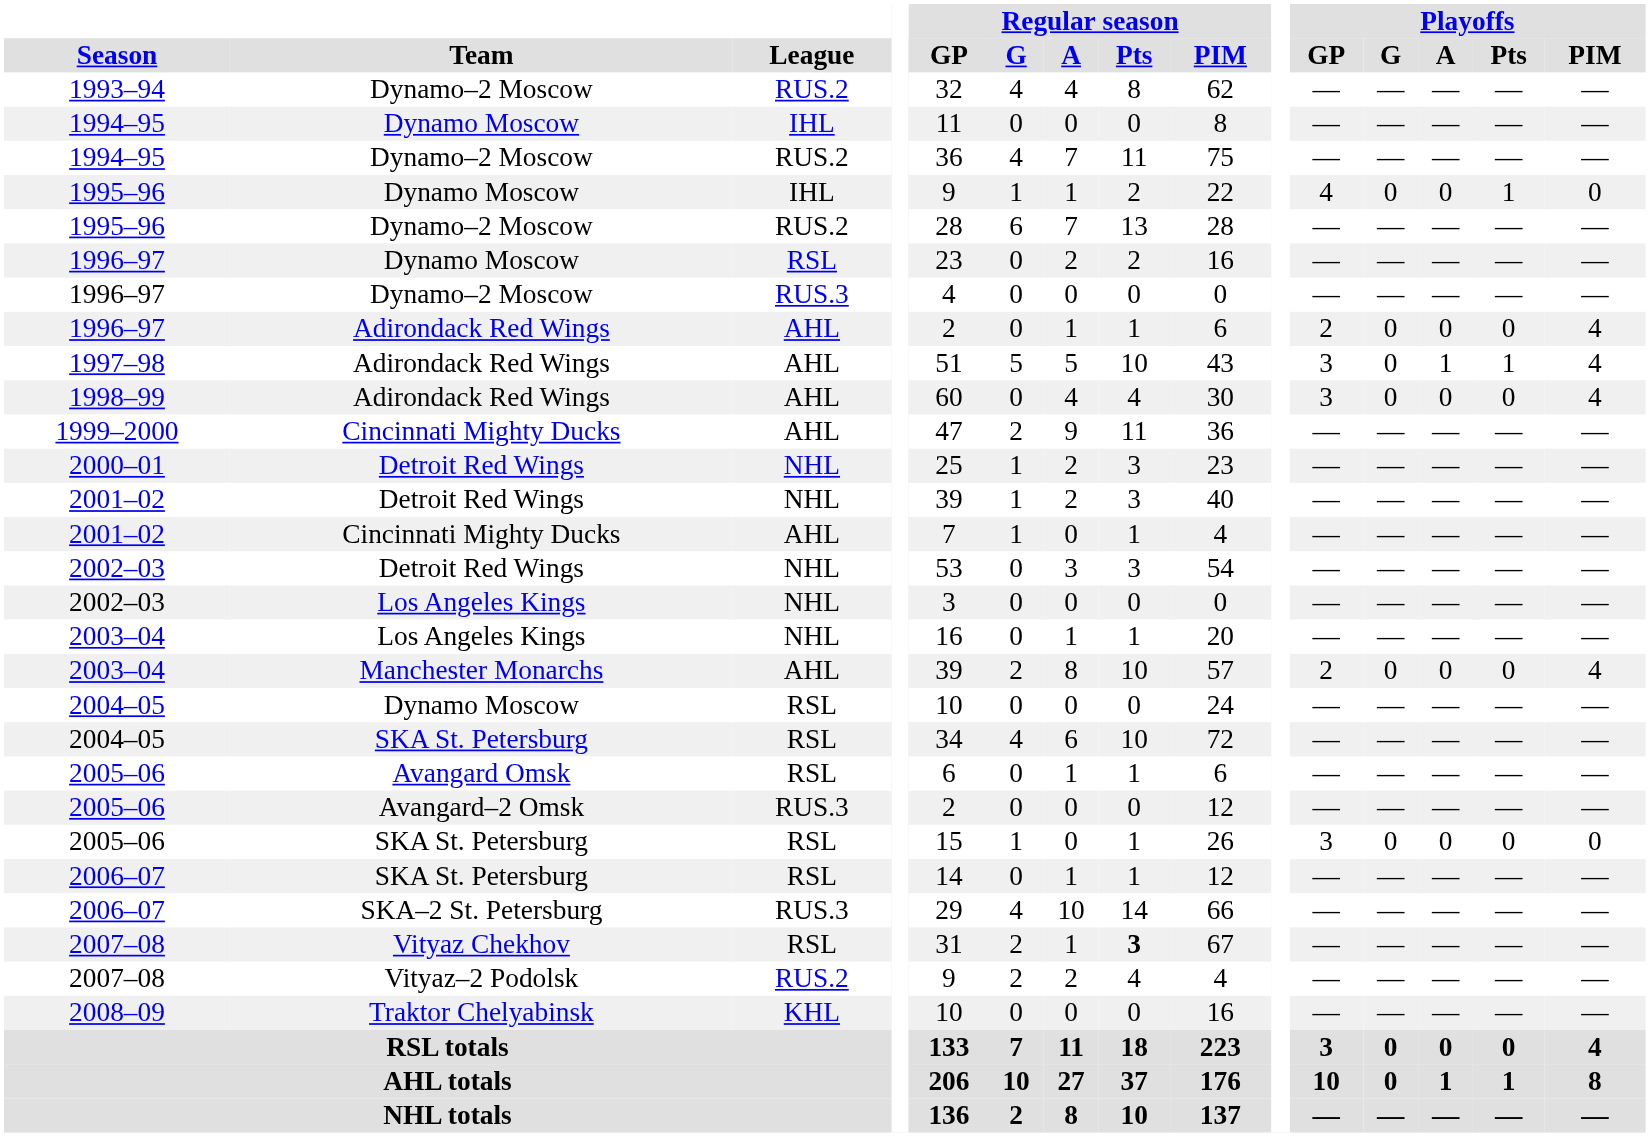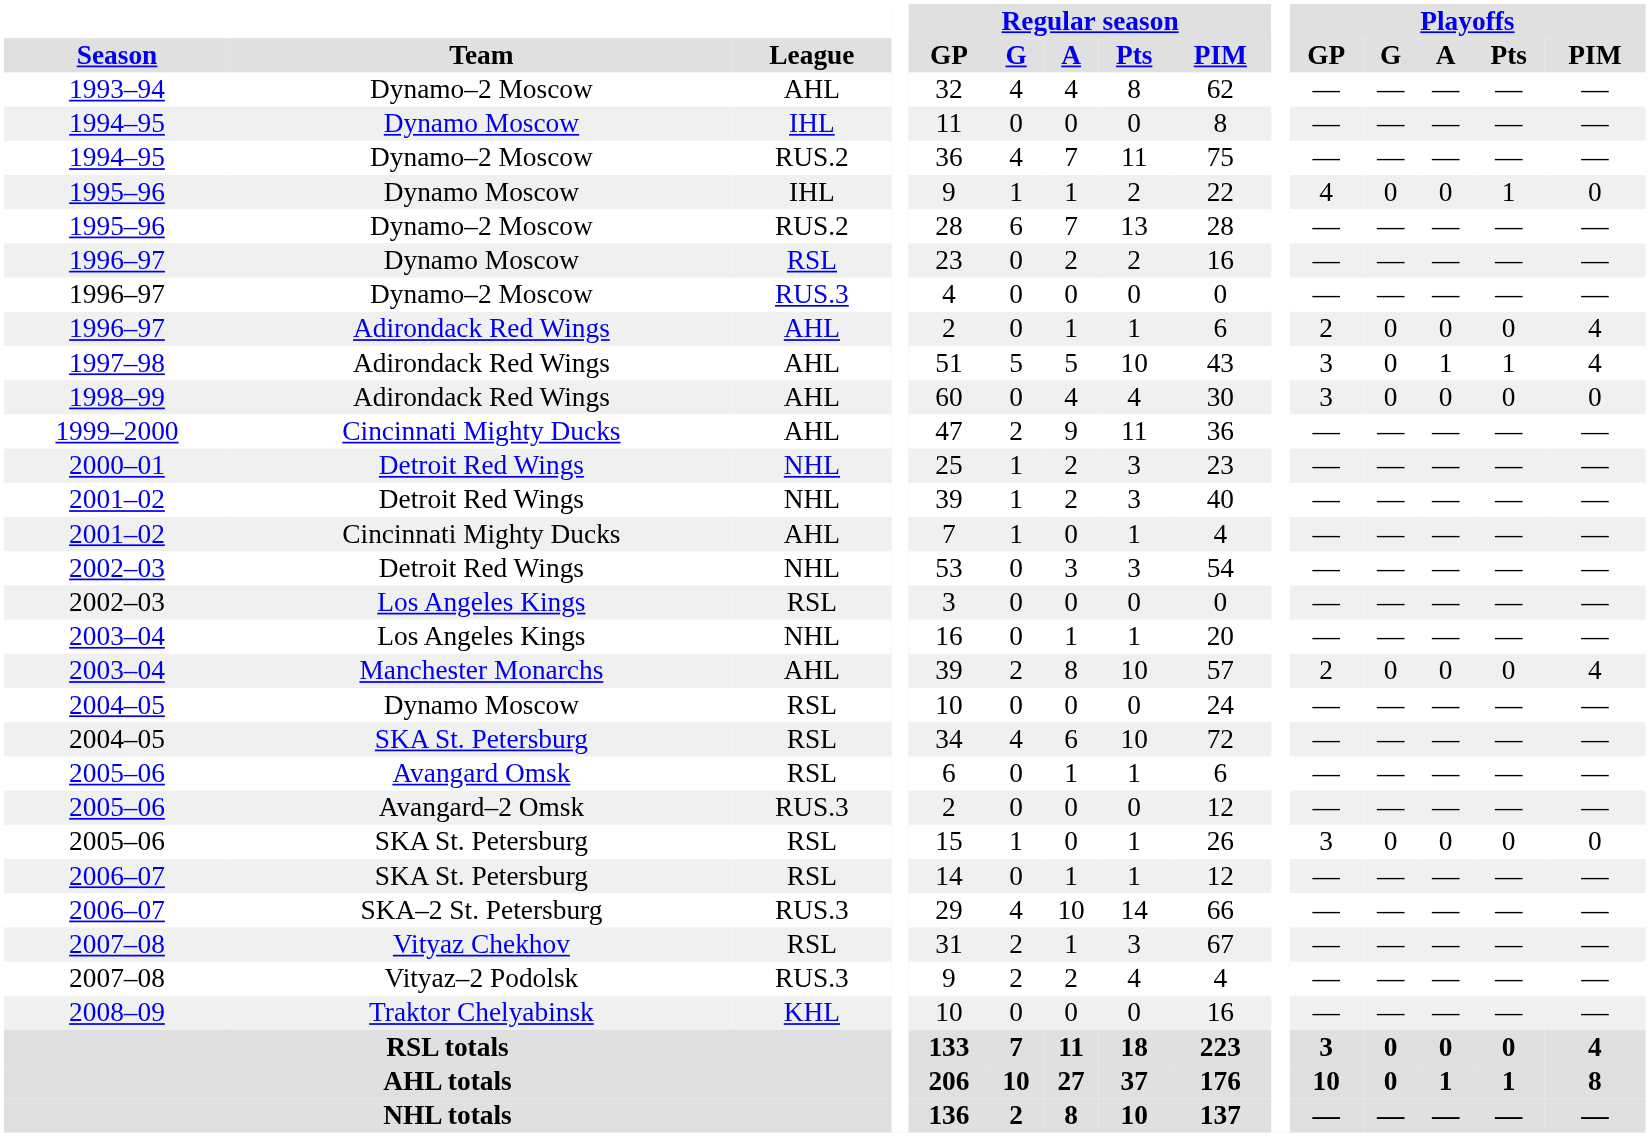(812, 89) RUS.2 -> (812, 89) AHL
(1595, 396) 4 -> (1595, 396) 0
(812, 602) NHL -> (812, 602) RSL
(1134, 944) bold -> (1134, 944) normal
(812, 978) RUS.2 -> (812, 978) RUS.3
